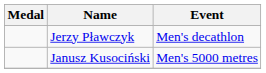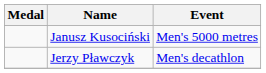rows swapped: (100, 57) <-> (92, 36)
